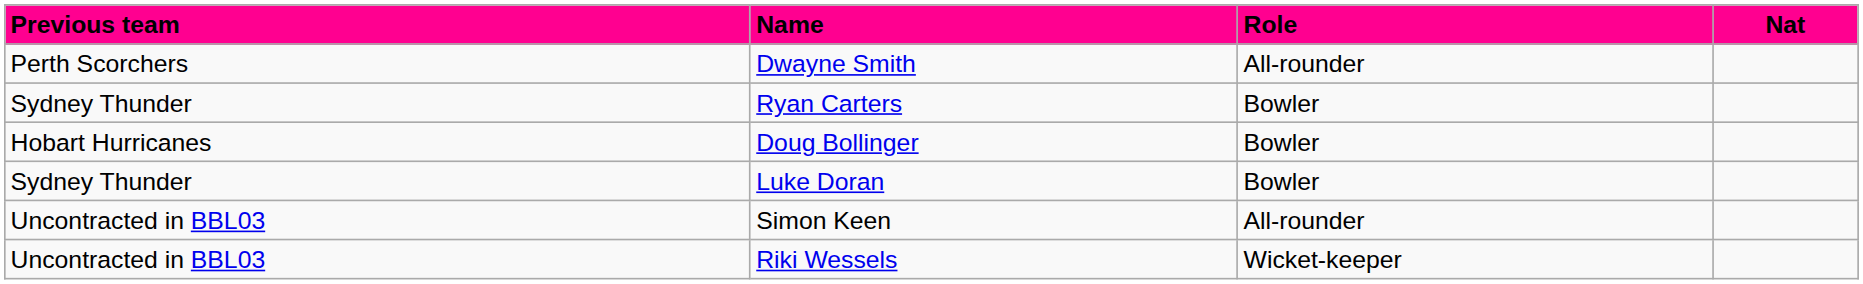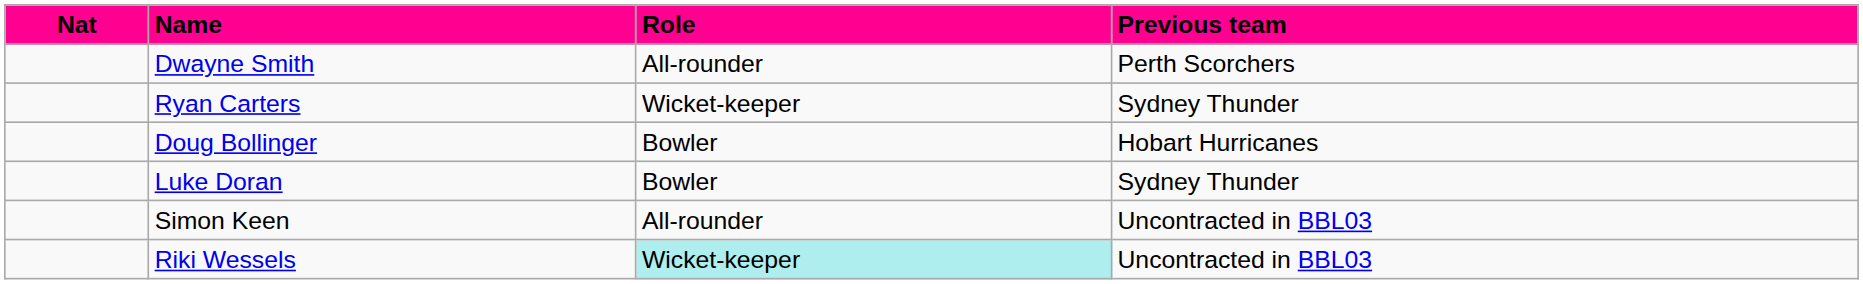columns swapped: (1785, 25) <-> (95, 25)
(1281, 103) Bowler -> (721, 103) Wicket-keeper
(1323, 260) no background -> (721, 260) paleturquoise background
